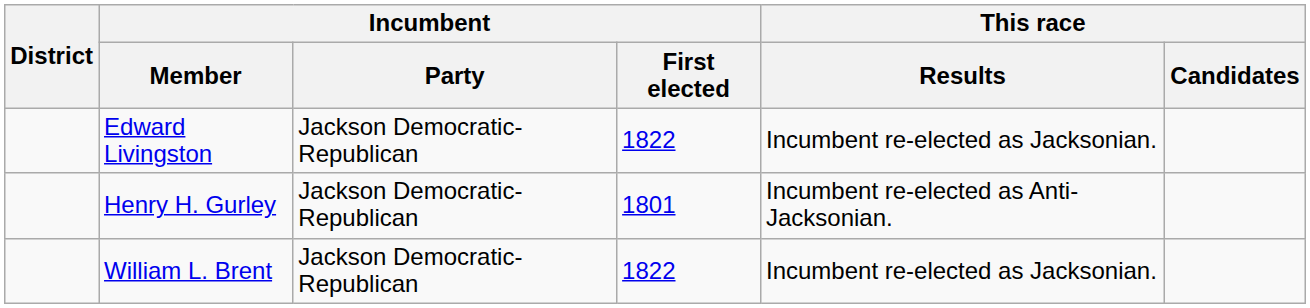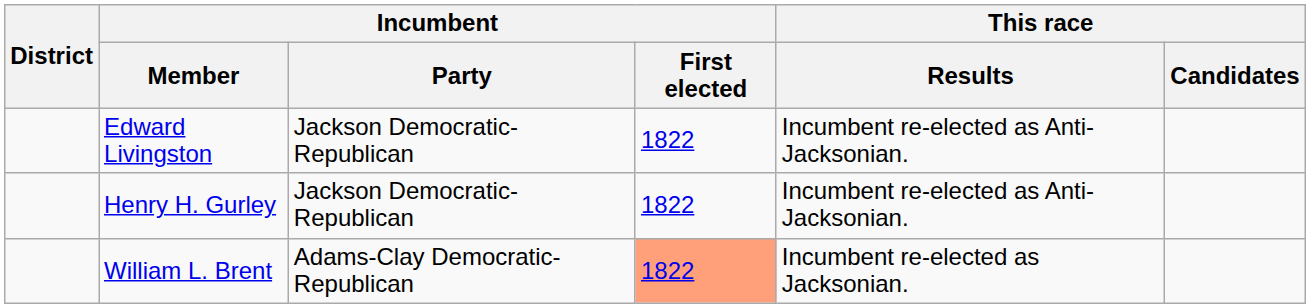(961, 140) Incumbent re-elected as Jacksonian. -> (938, 140) Incumbent re-elected as Anti-Jacksonian.
(649, 205) 1801 -> (668, 205) 1822
(410, 270) Jackson Democratic-Republican -> (427, 270) Adams-Clay Democratic-Republican
(649, 270) no background -> (668, 270) lightsalmon background
